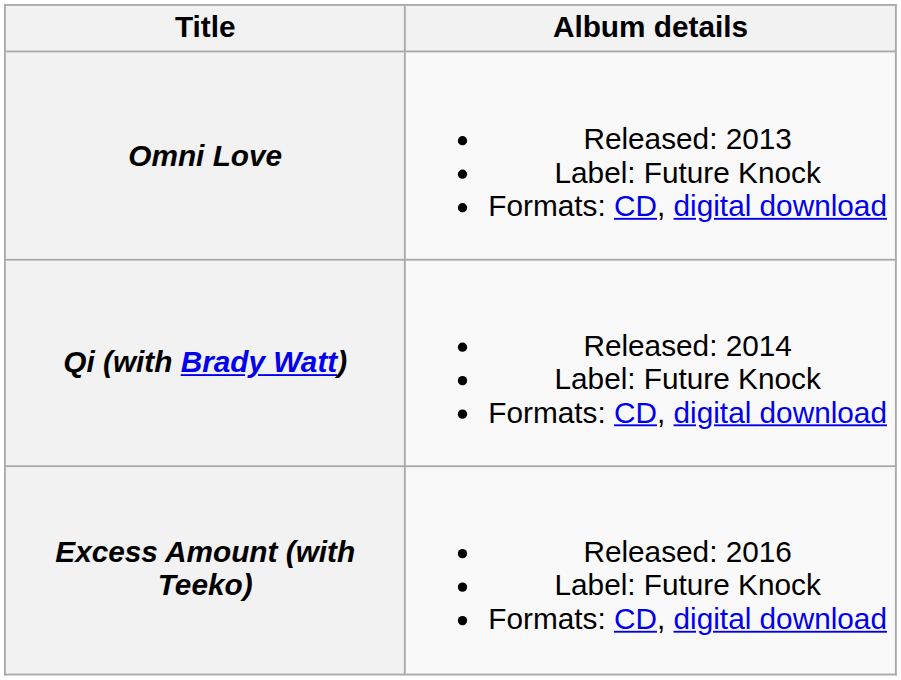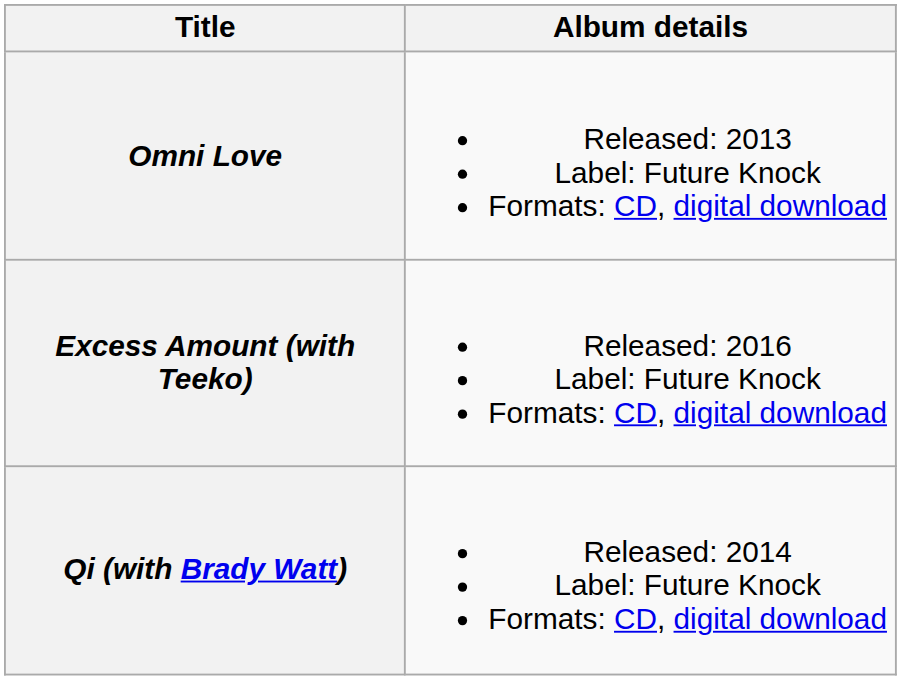rows swapped: (205, 362) <-> (205, 569)
